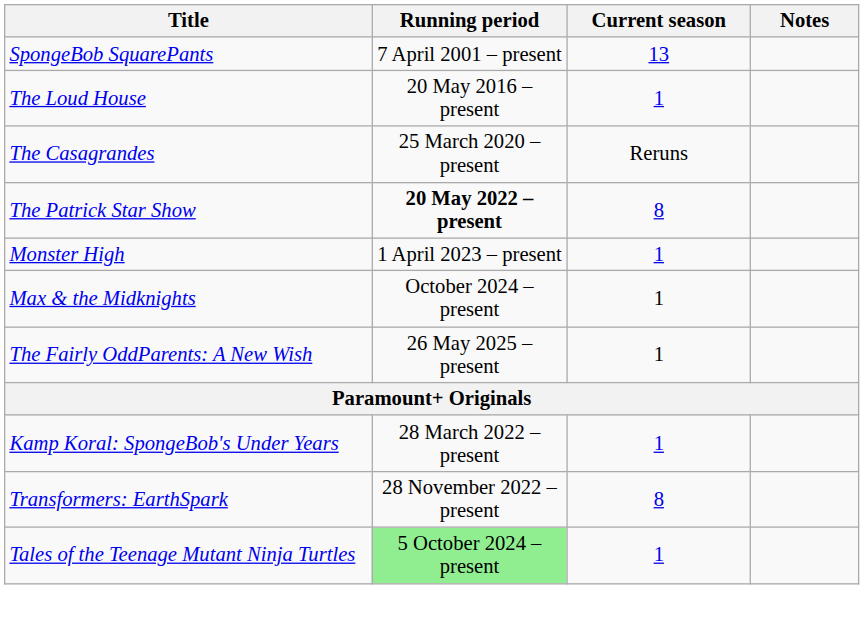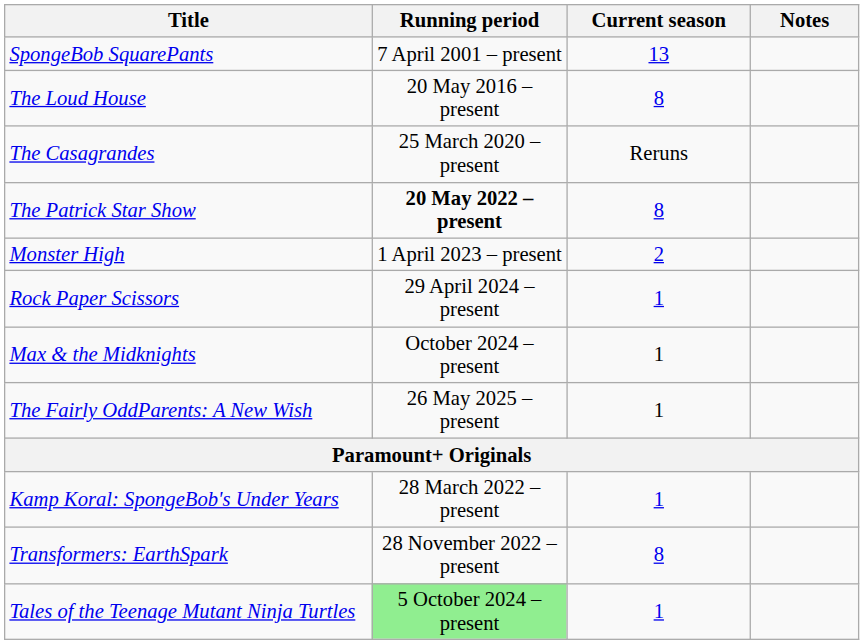(659, 97) 1 -> (659, 97) 8
(659, 254) 1 -> (659, 254) 2
+ row: (94, 298)
